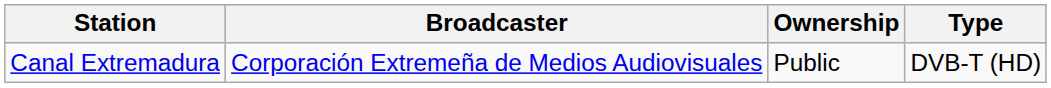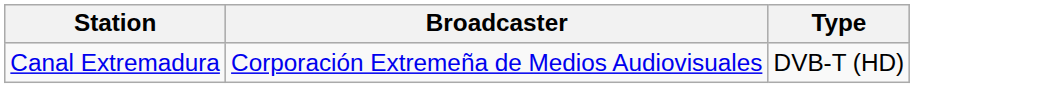- column: (836, 23)
